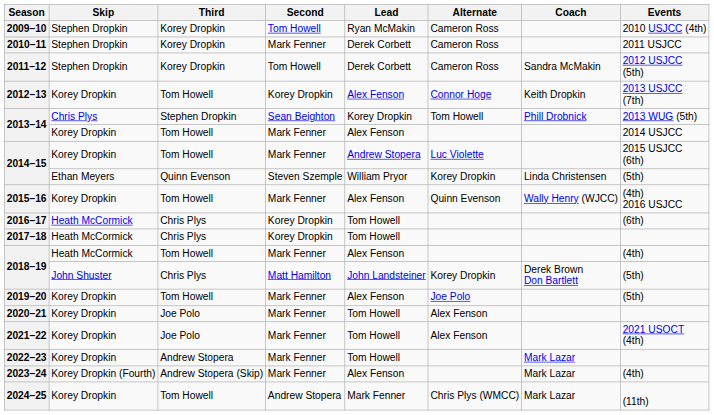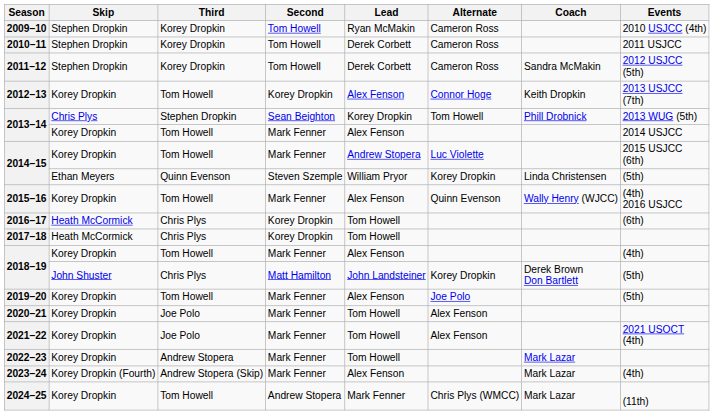(297, 45) Mark Fenner -> (294, 45) Tom Howell
(92, 253) Heath McCormick -> (84, 253) Korey Dropkin
